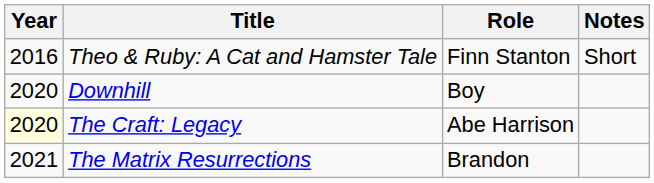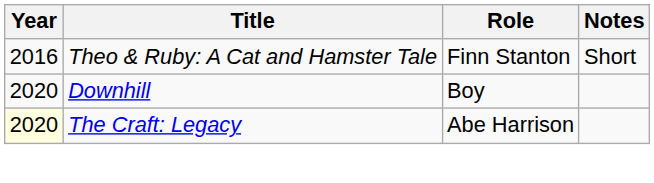- row: (190, 159)
